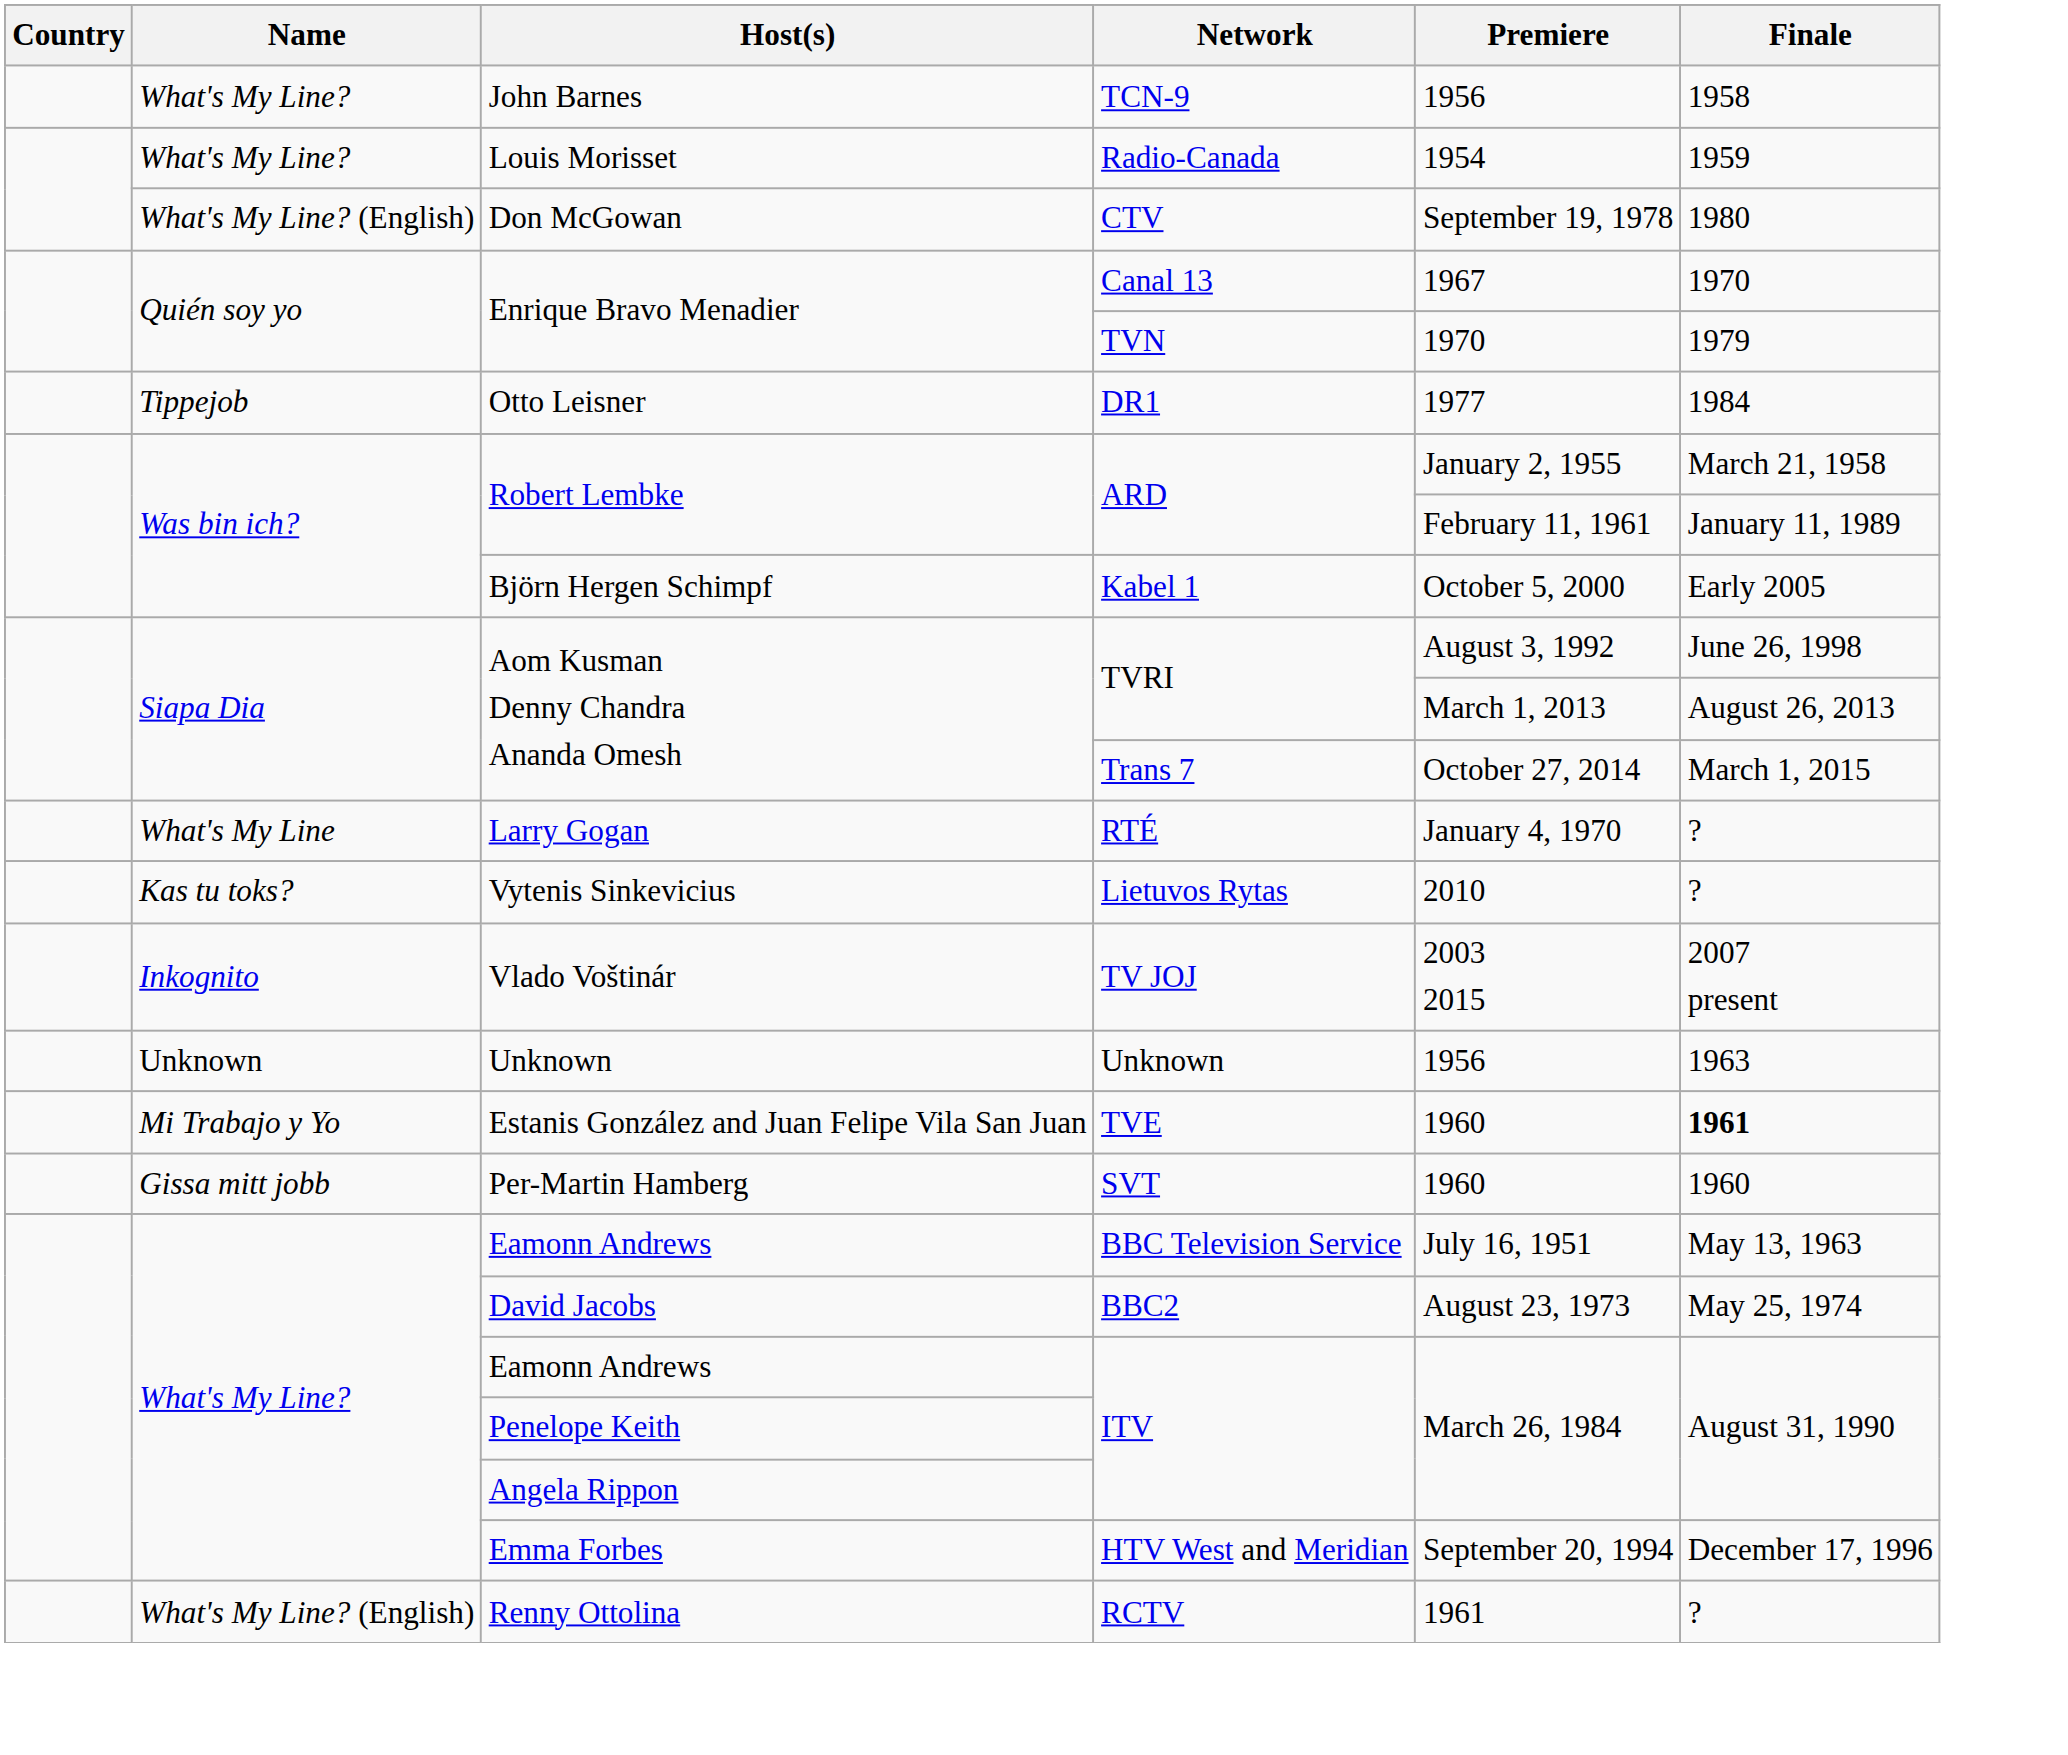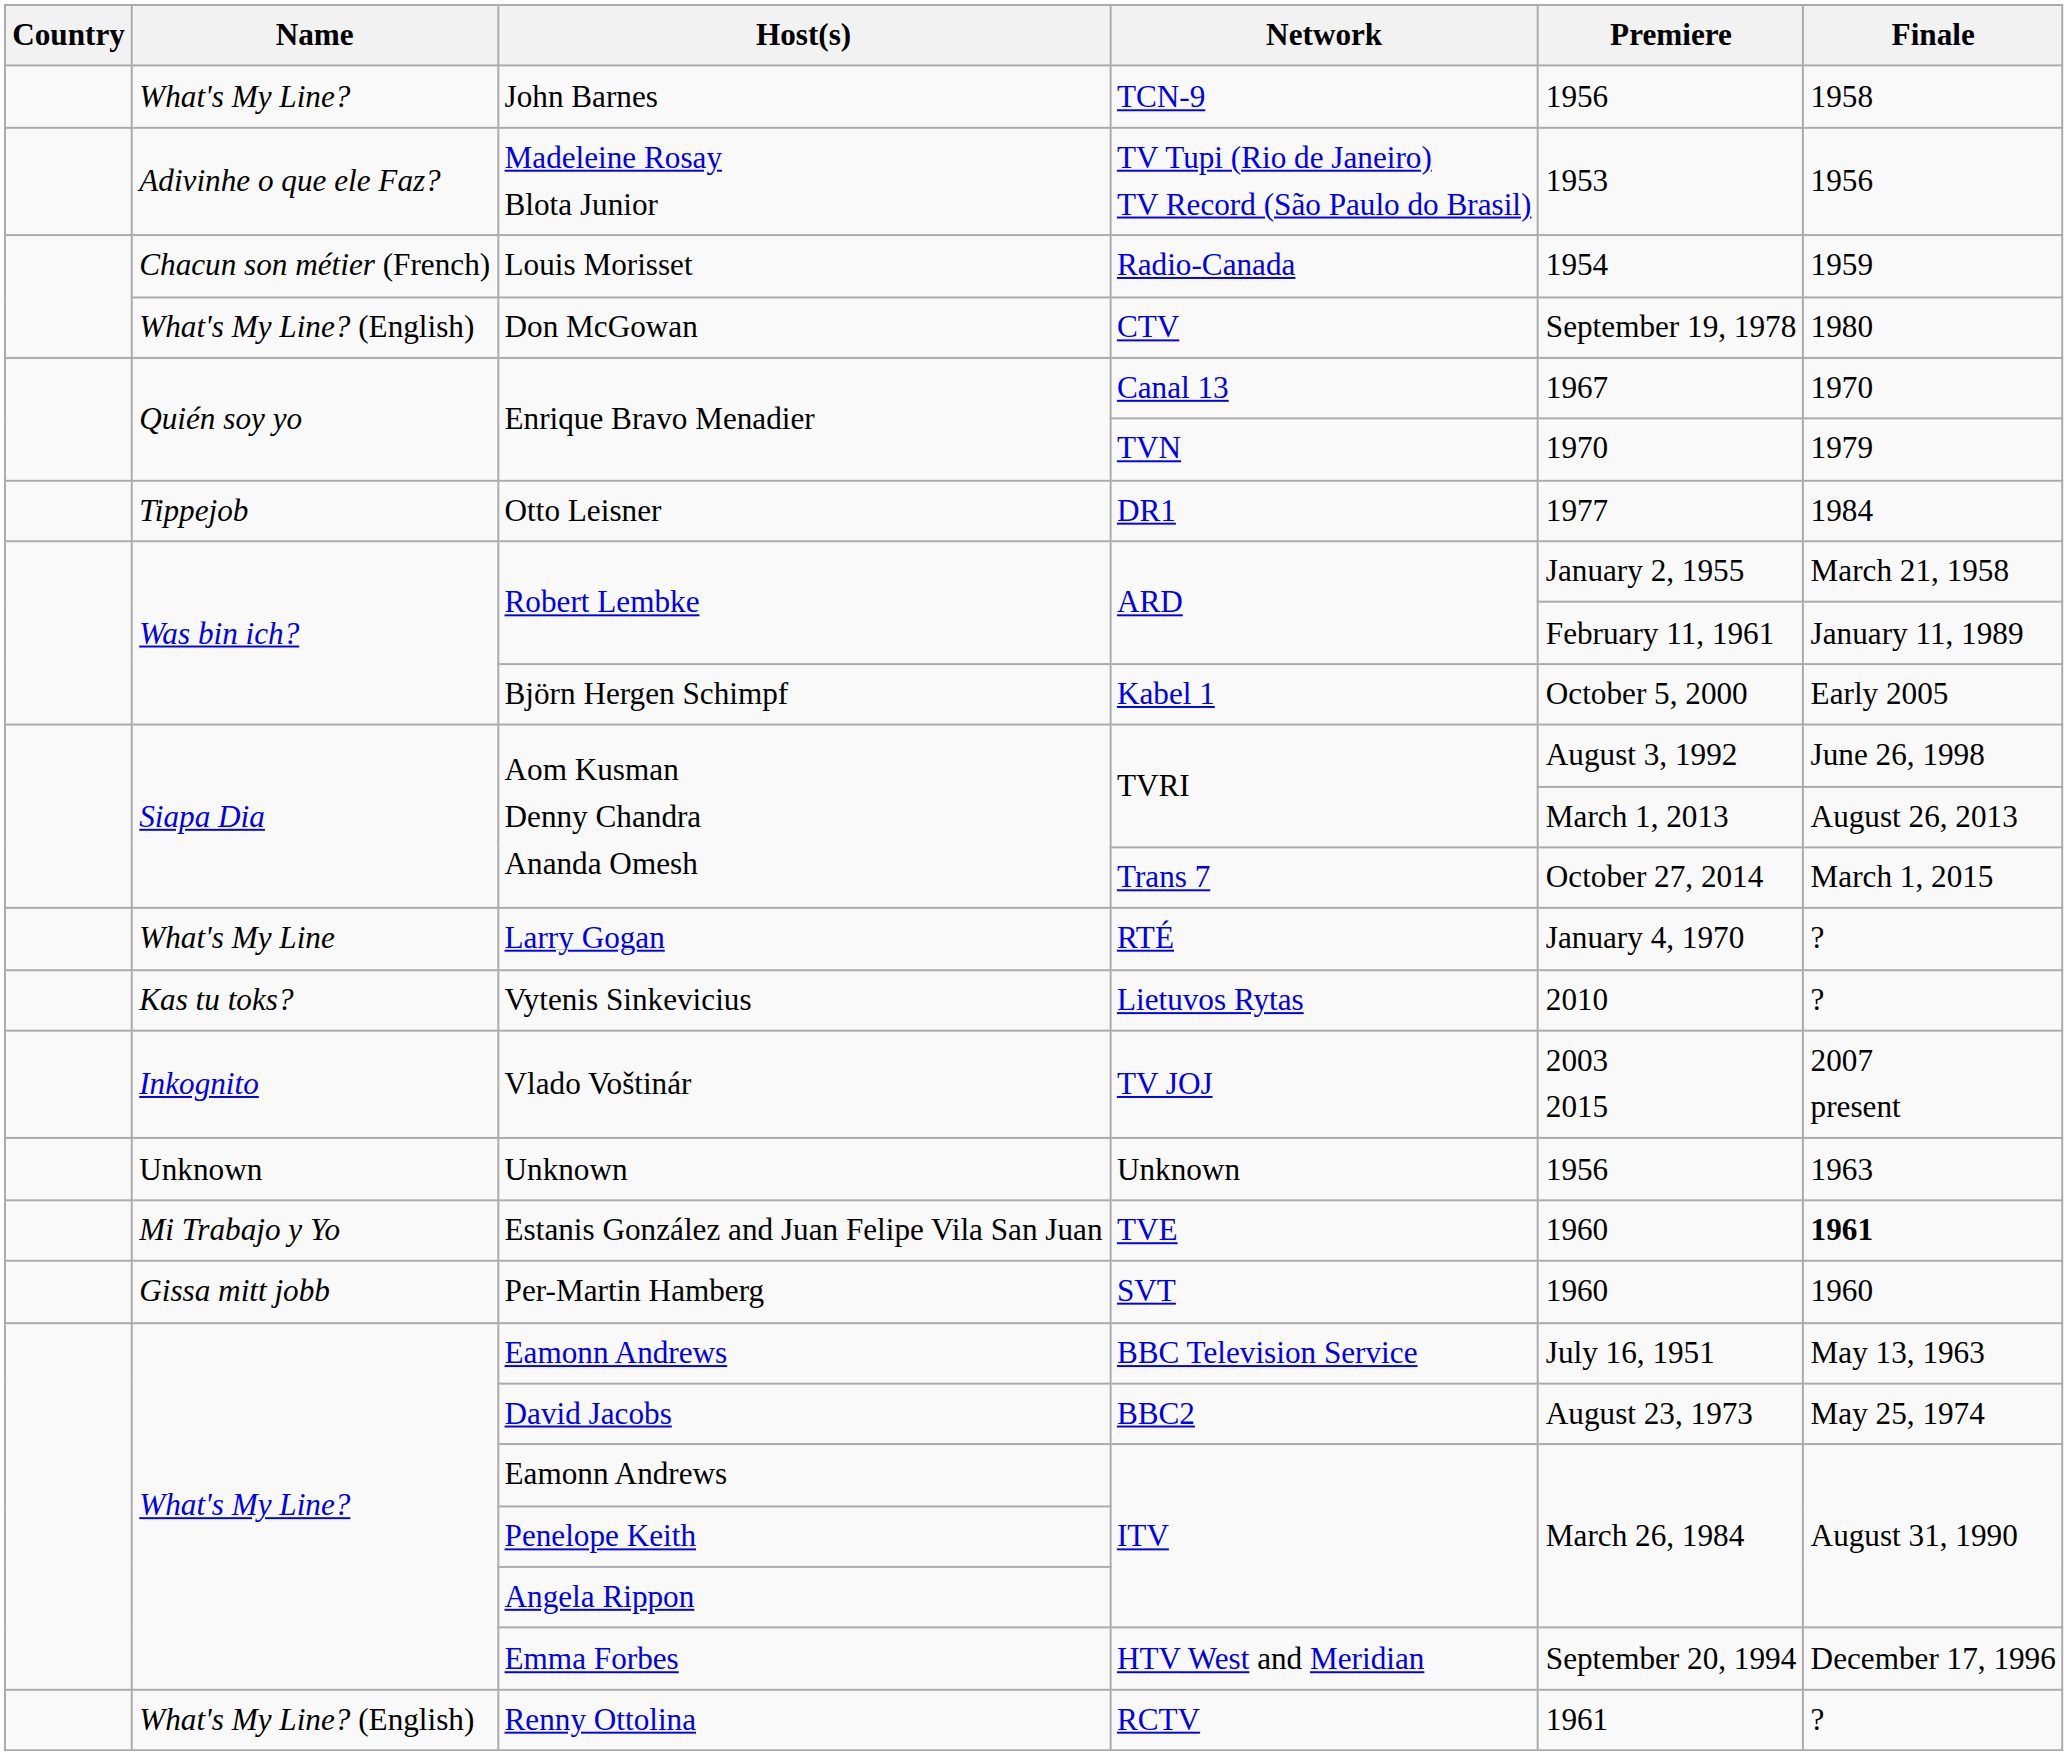+ row: (613, 180)
(245, 157) What's My Line? -> (315, 265) Chacun son métier (French)
